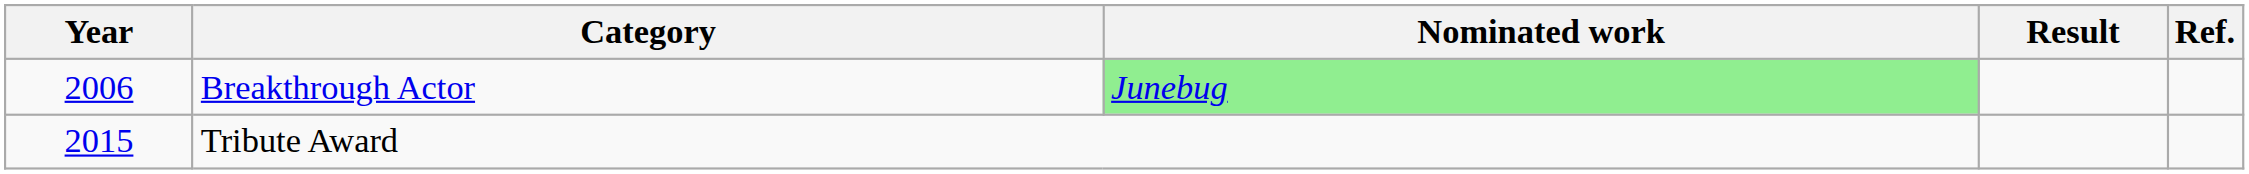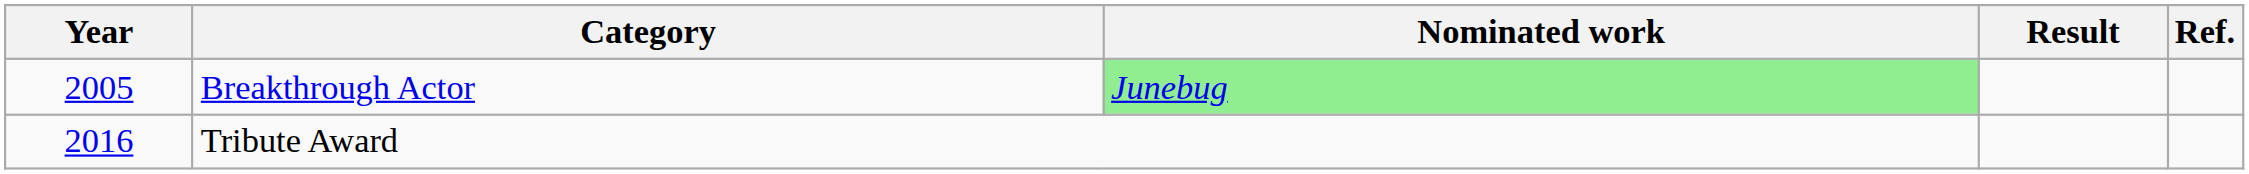(99, 86) 2006 -> (99, 86) 2005
(99, 140) 2015 -> (99, 140) 2016
